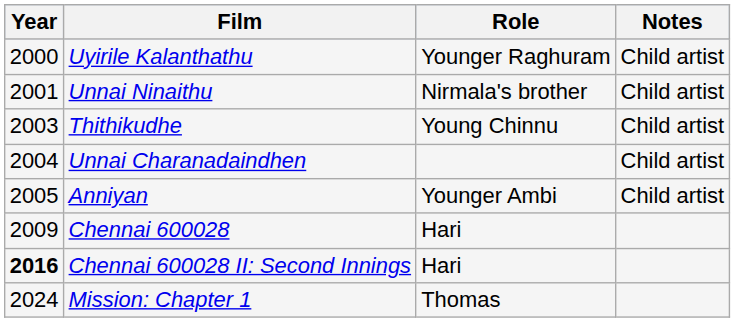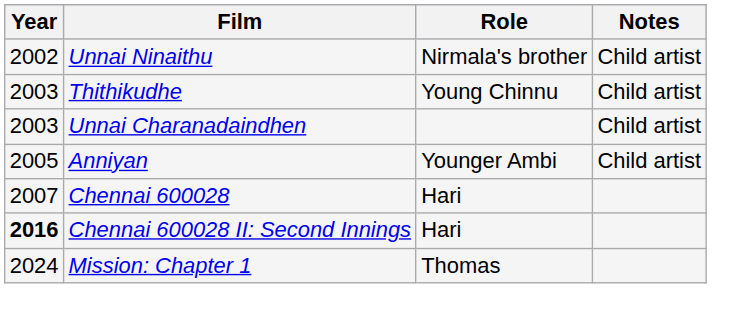- row: (161, 56)
(34, 91) 2001 -> (34, 56) 2002
(34, 160) 2004 -> (34, 126) 2003
(34, 230) 2009 -> (34, 195) 2007
